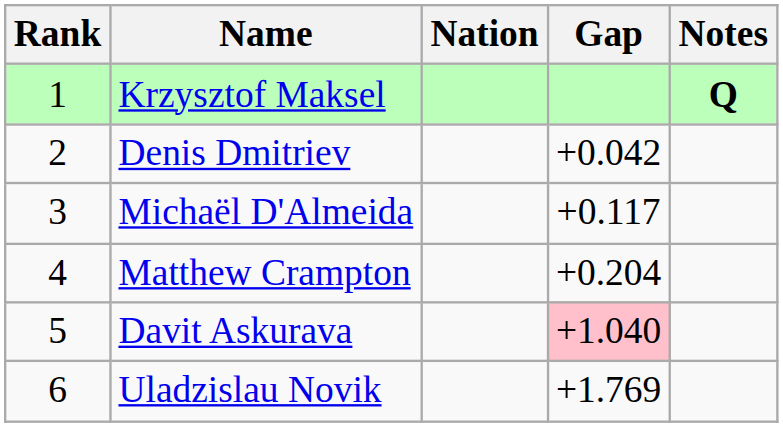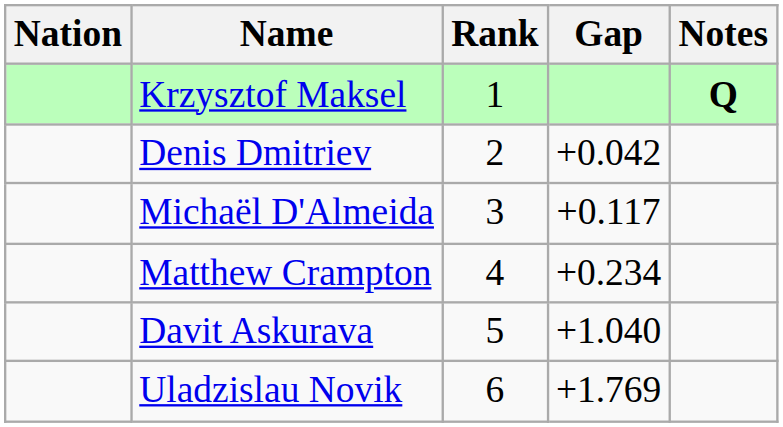columns swapped: (58, 34) <-> (485, 34)
(609, 271) +0.204 -> (609, 271) +0.234
(609, 331) pink background -> (609, 331) no background
